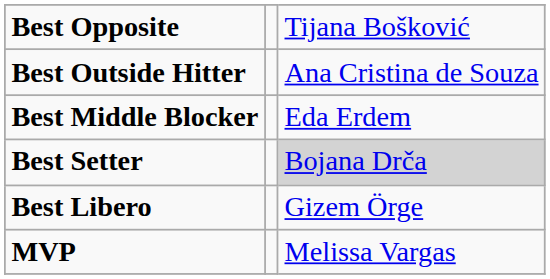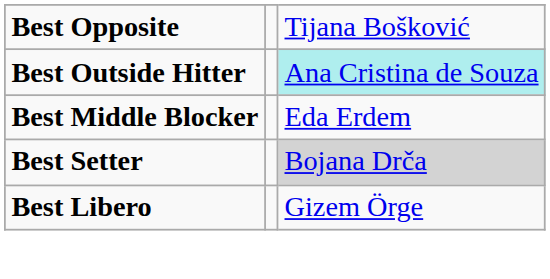(412, 71) no background -> (412, 71) paleturquoise background
- row: (44, 251)
